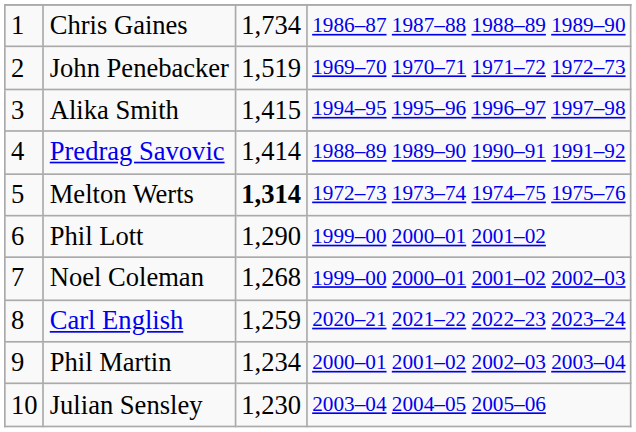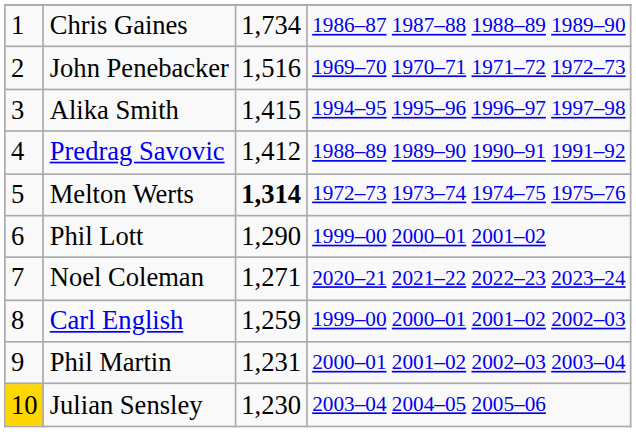(271, 67) 1,519 -> (271, 67) 1,516
(271, 151) 1,414 -> (271, 151) 1,412
(271, 278) 1,268 -> (271, 278) 1,271
(469, 278) 1999–00 2000–01 2001–02 2002–03 -> (469, 278) 2020–21 2021–22 2022–23 2023–24
(469, 320) 2020–21 2021–22 2022–23 2023–24 -> (469, 320) 1999–00 2000–01 2001–02 2002–03
(271, 362) 1,234 -> (271, 362) 1,231
(24, 404) no background -> (24, 404) gold background
